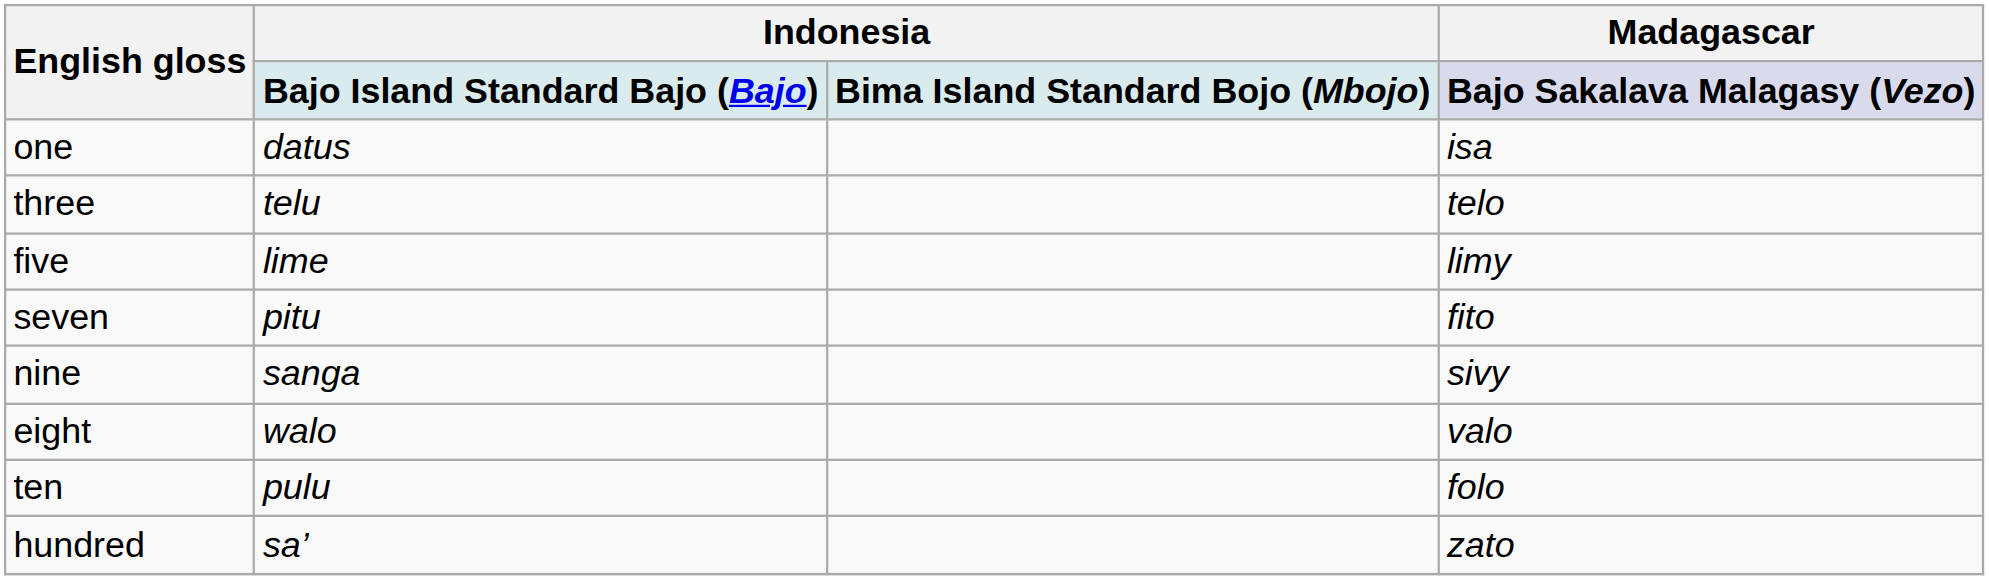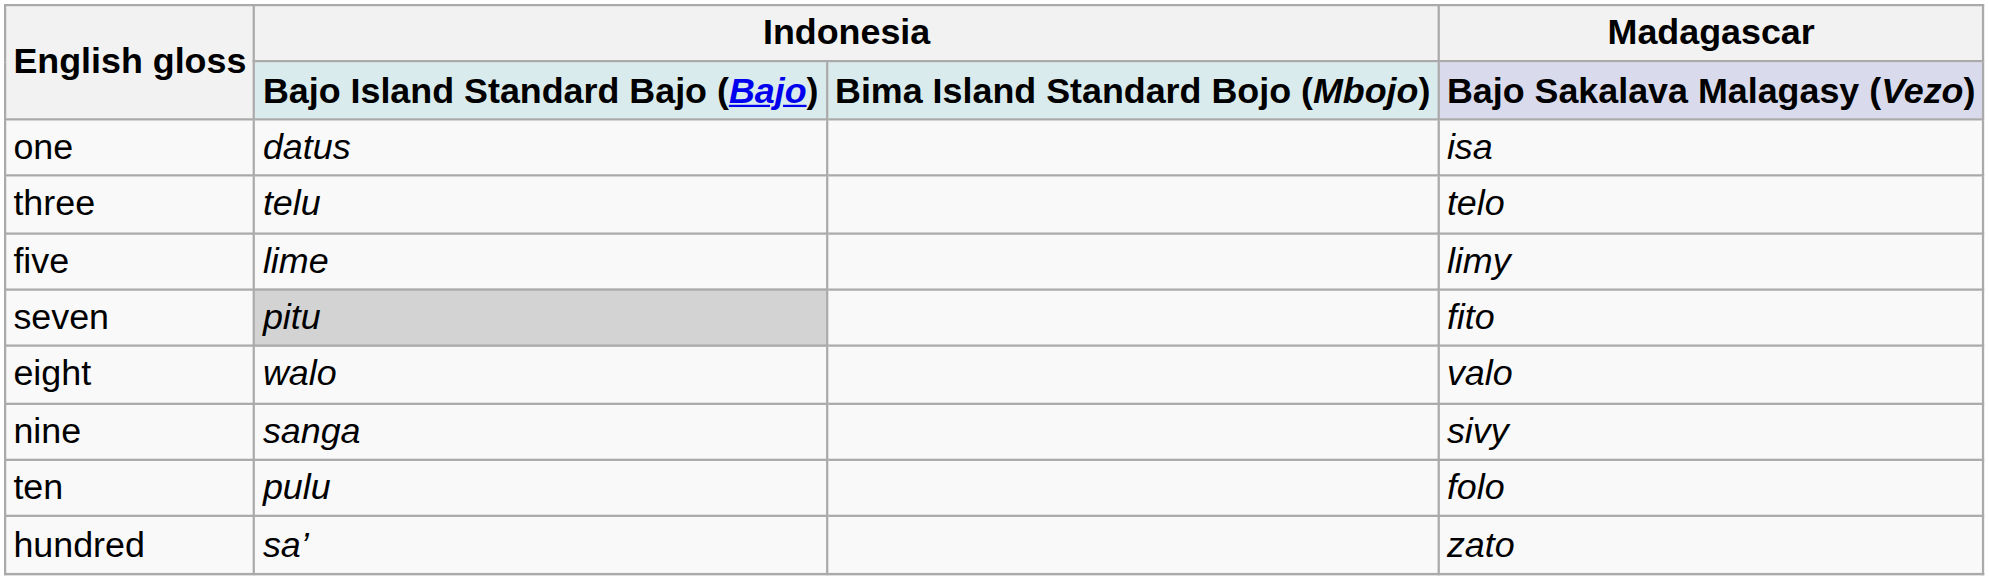(292, 317) no background -> (292, 317) lightgrey background
rows swapped: (52, 430) <-> (47, 373)
